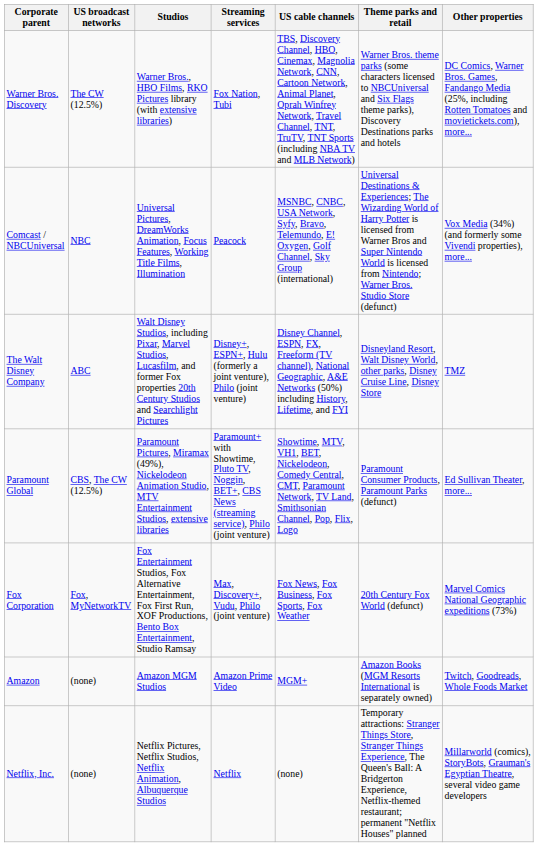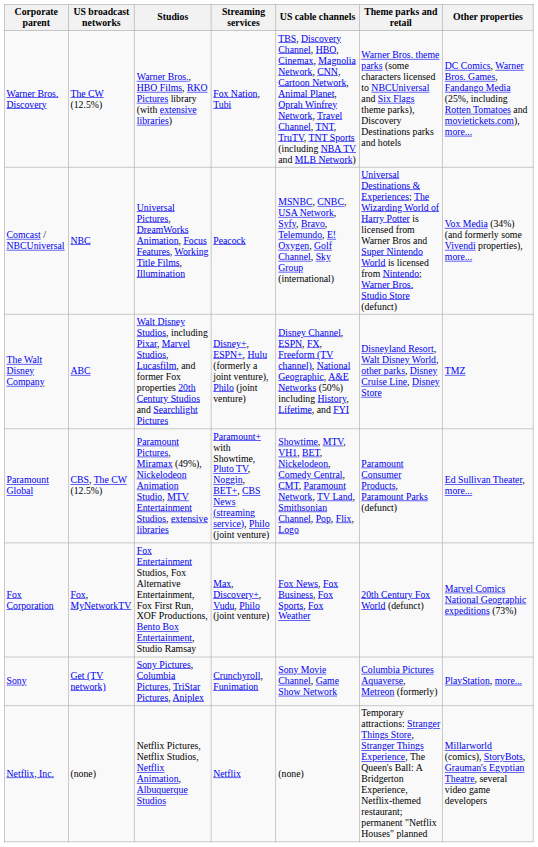+ row: (17, 681)
- row: (23, 681)
